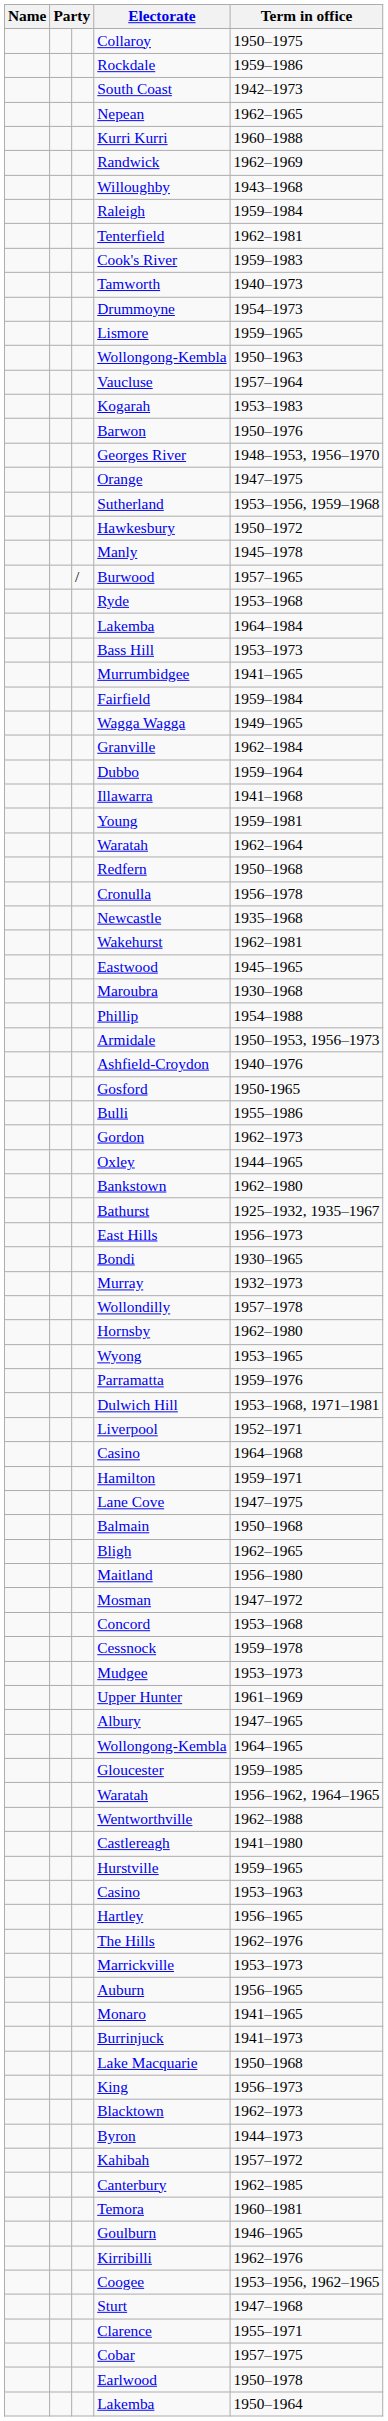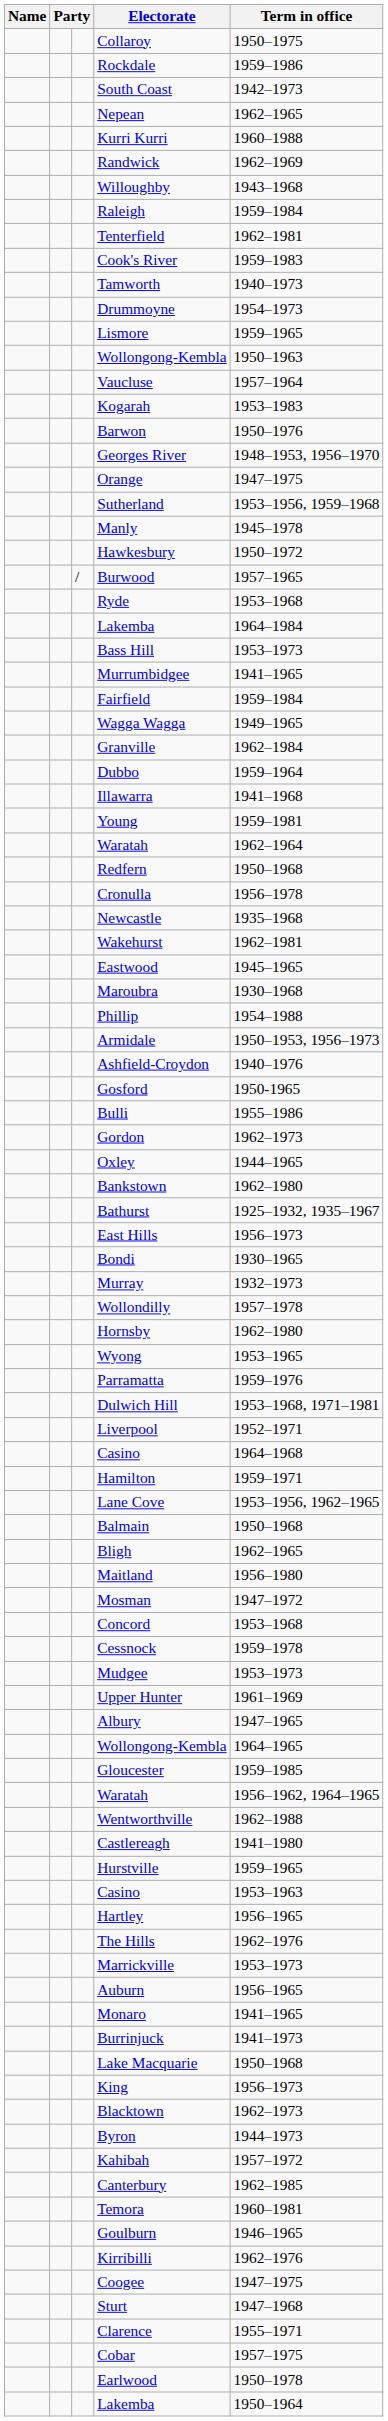rows swapped: (83, 553) <-> (83, 528)
(268, 1502) 1947–1975 -> (307, 1502) 1953–1956, 1962–1965
(307, 2282) 1953–1956, 1962–1965 -> (268, 2282) 1947–1975
